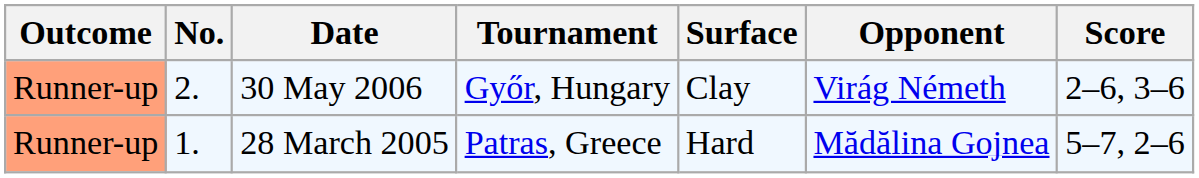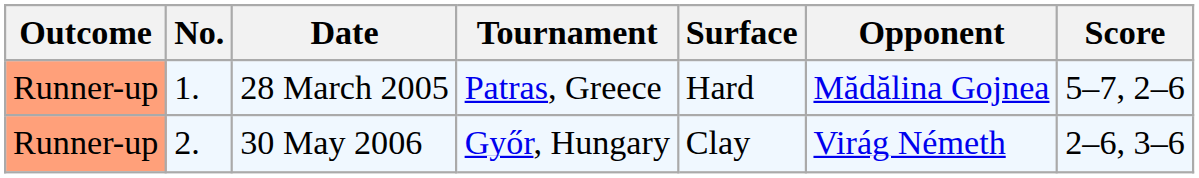rows swapped: (345, 142) <-> (331, 87)
